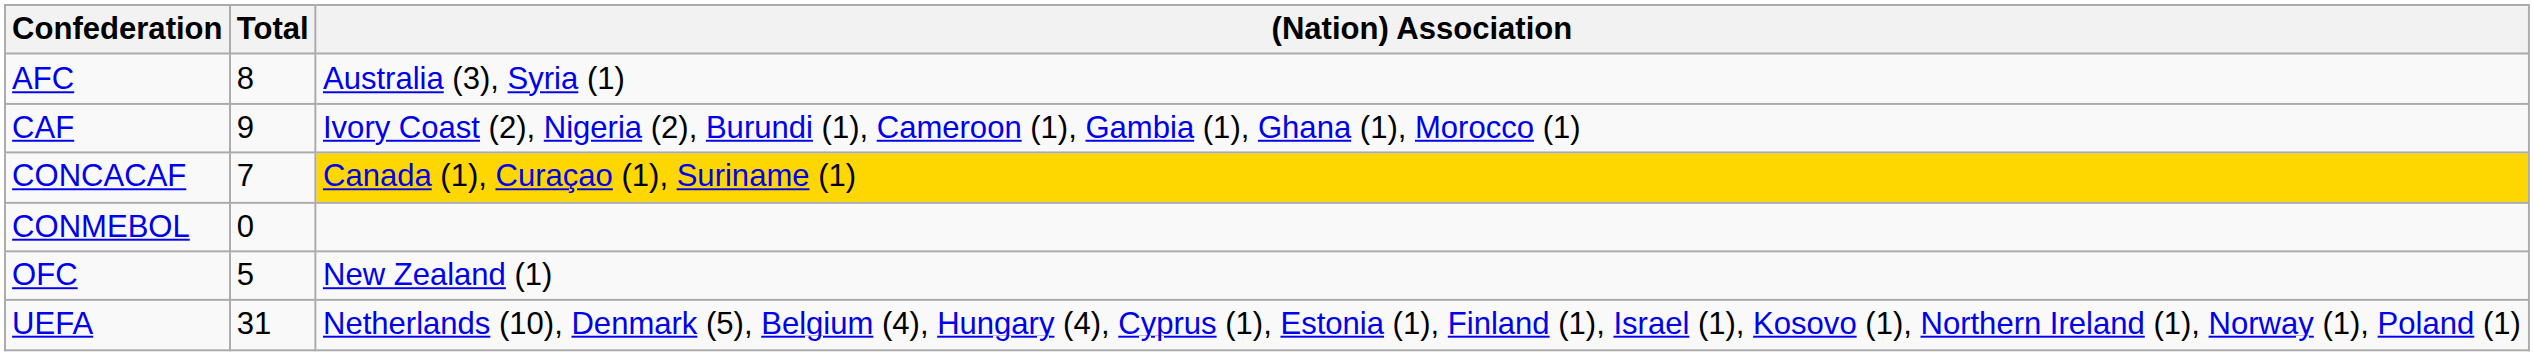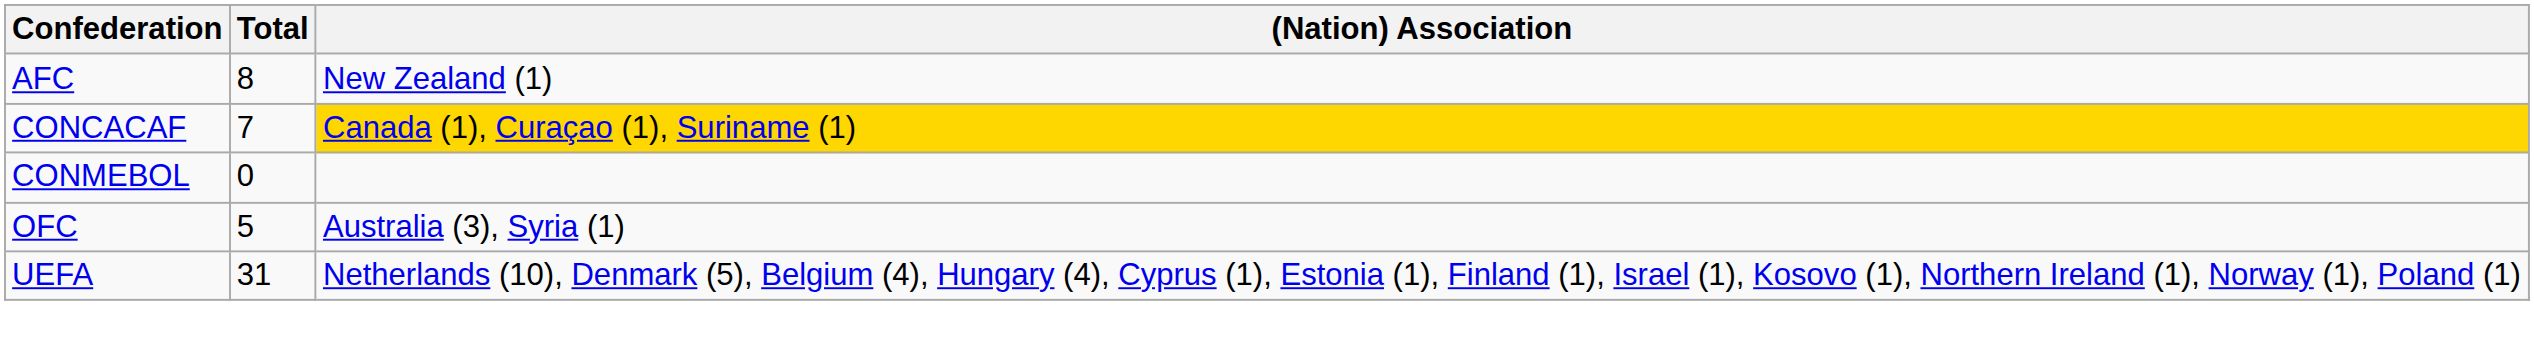(474, 78) Australia (3), Syria (1) -> (438, 78) New Zealand (1)
- row: (43, 127)
(438, 275) New Zealand (1) -> (474, 226) Australia (3), Syria (1)
